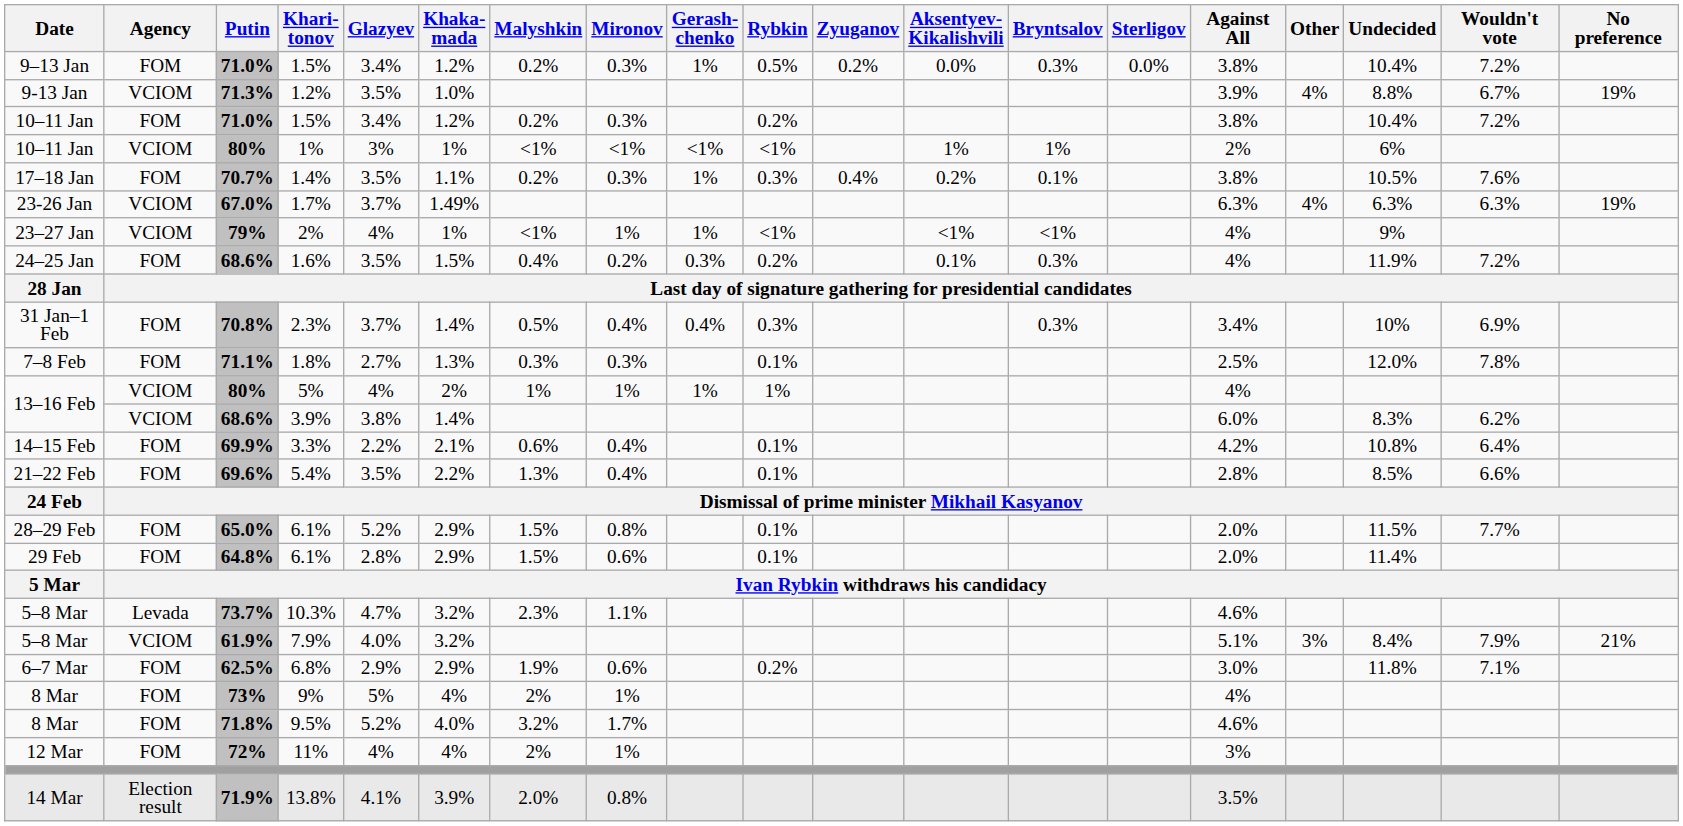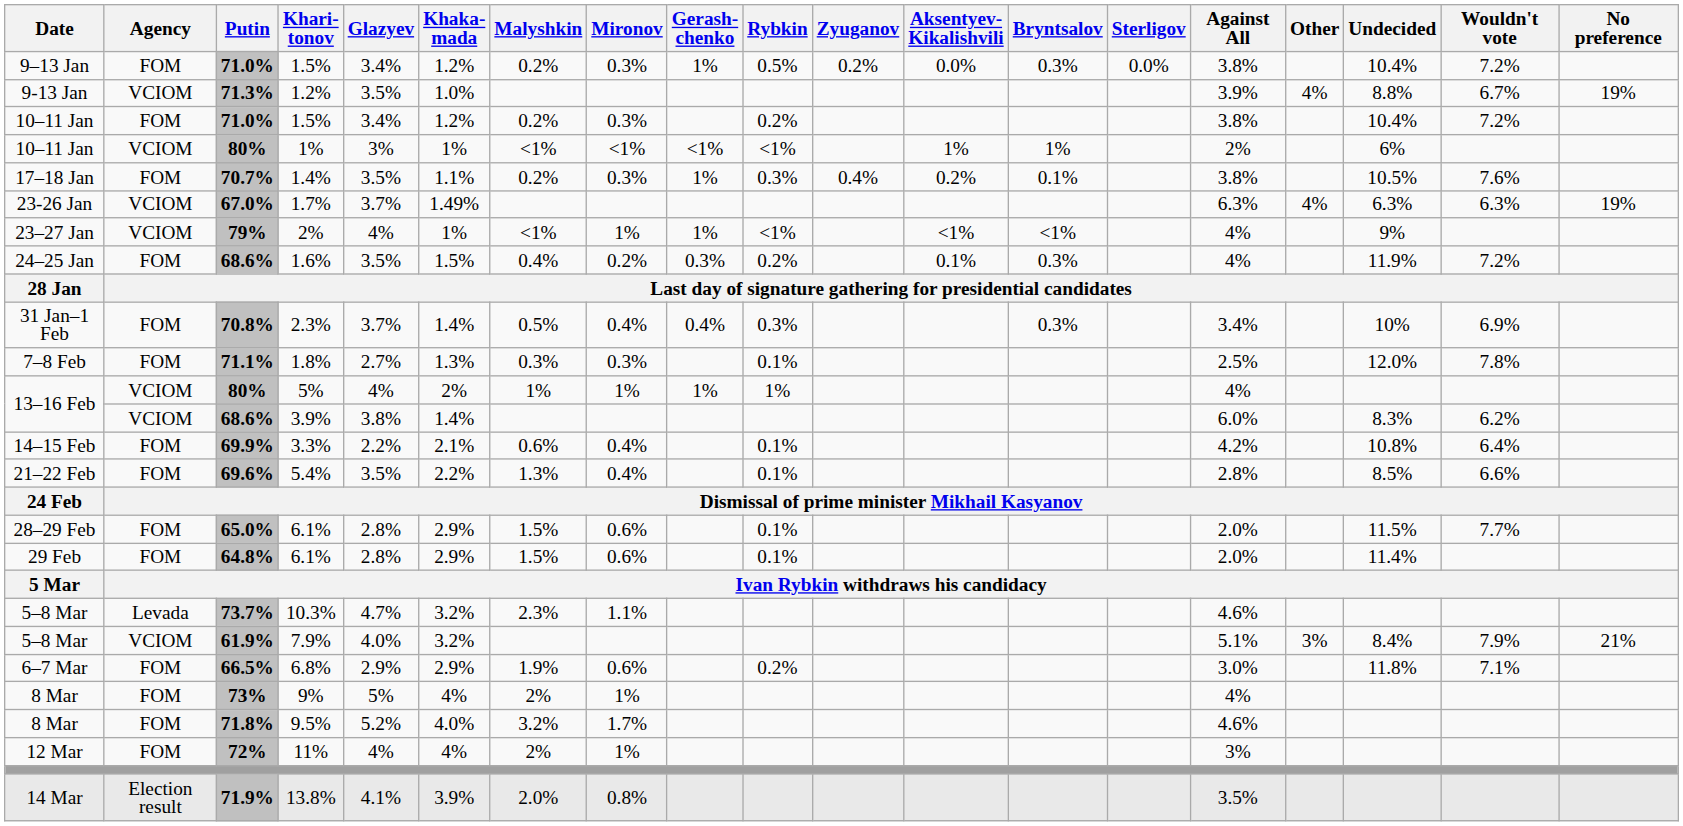(381, 529) 5.2% -> (381, 529) 2.8%
(627, 529) 0.8% -> (627, 529) 0.6%
(247, 668) 62.5% -> (247, 668) 66.5%
